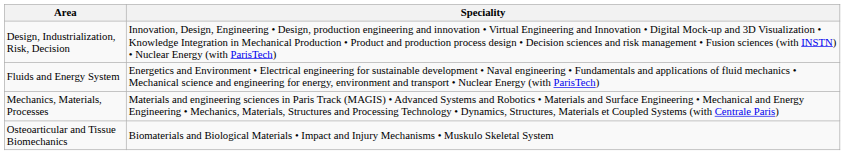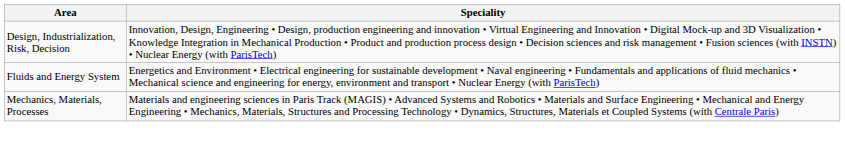- row: (61, 135)
